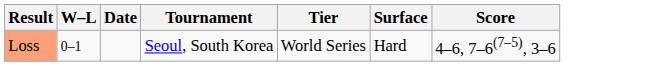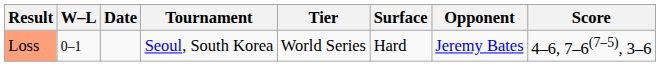+ column: (479, 17)
